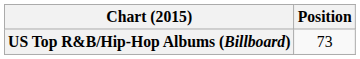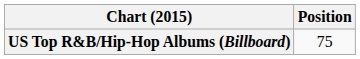(325, 41) 73 -> (325, 41) 75
